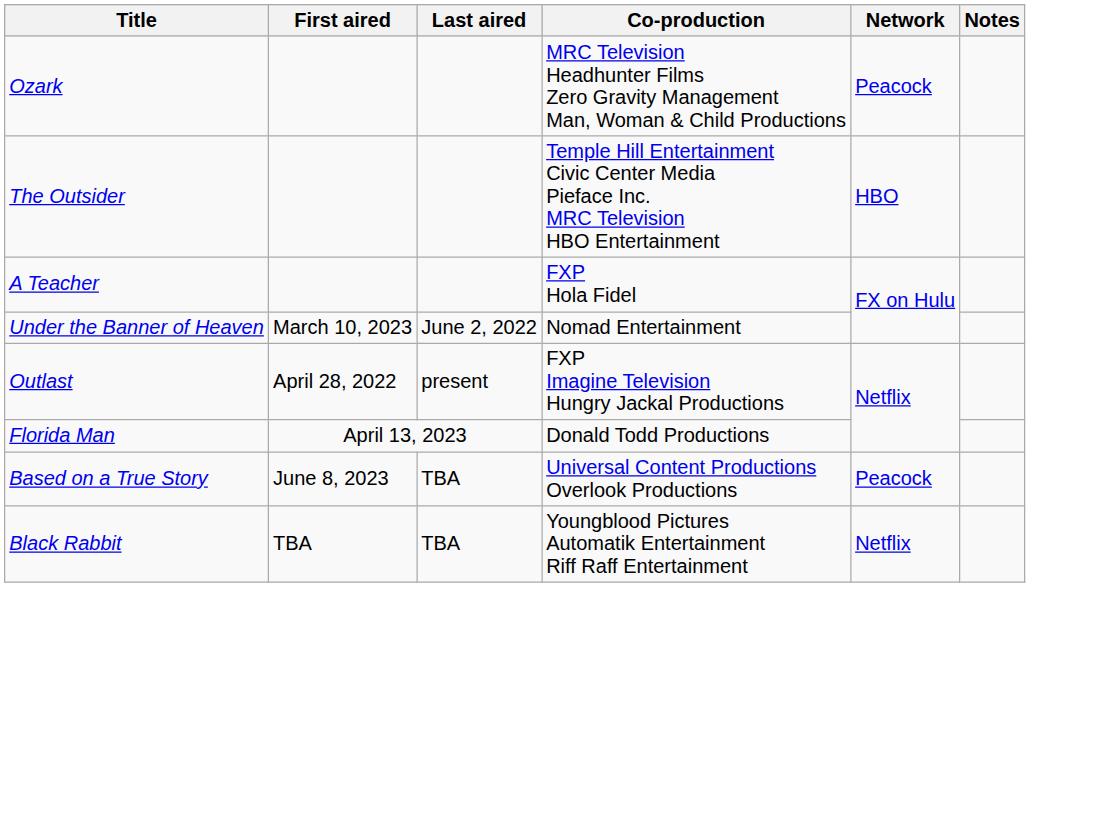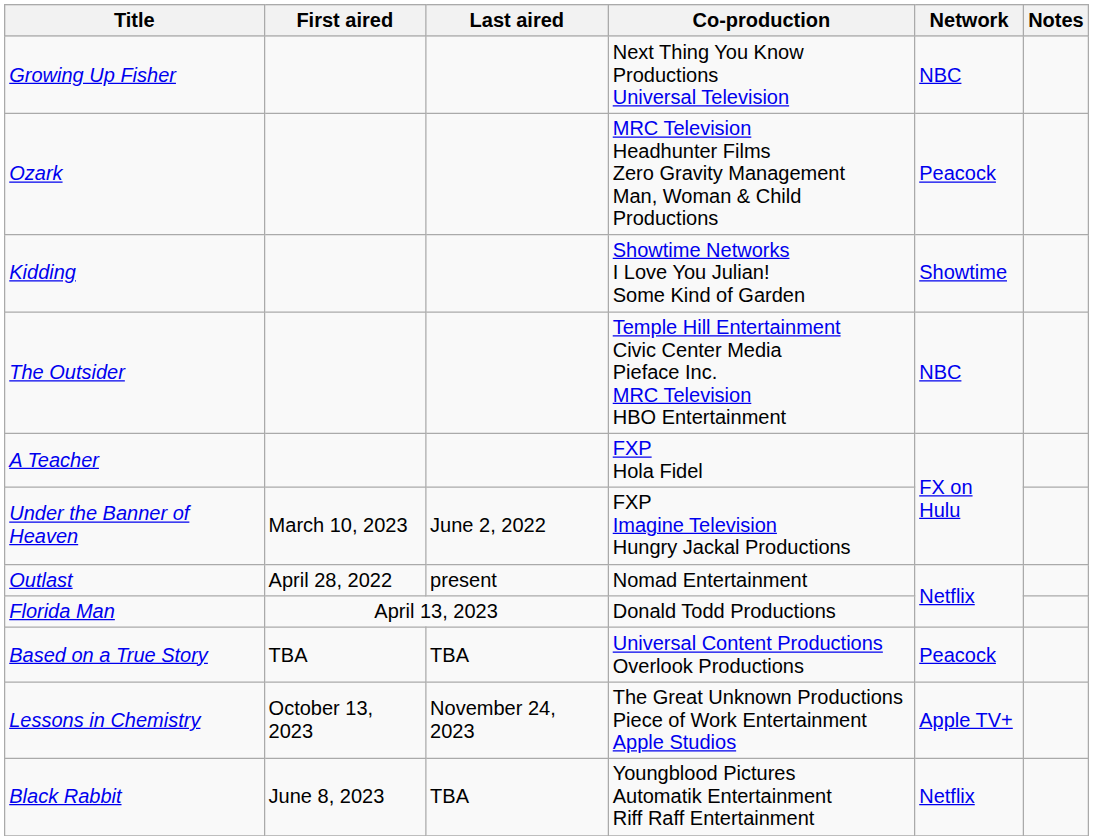+ row: (93, 74)
+ row: (43, 273)
(877, 196) HBO -> (940, 372) NBC
(643, 327) Nomad Entertainment -> (732, 525) FXP Imagine Television Hungry Jackal Productions
(665, 381) FXP Imagine Television Hungry Jackal Productions -> (710, 579) Nomad Entertainment
(331, 478) June 8, 2023 -> (288, 654) TBA
+ row: (105, 720)
(293, 544) TBA -> (326, 796) June 8, 2023
